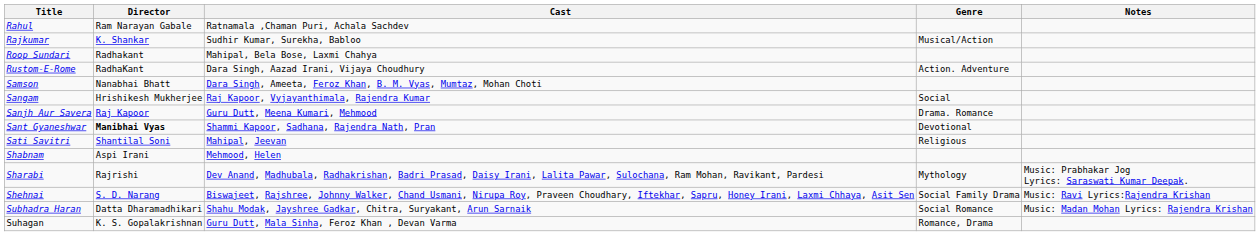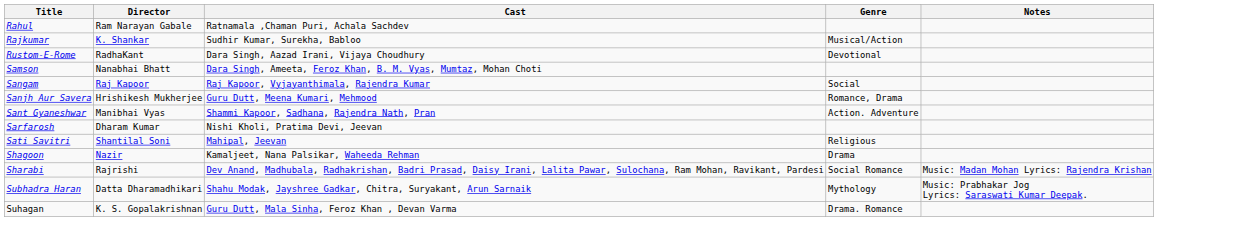- row: (38, 55)
(964, 69) Action. Adventure -> (855, 55) Devotional
(149, 98) Hrishikesh Mukherjee -> (122, 84) Raj Kapoor
(122, 112) Raj Kapoor -> (149, 98) Hrishikesh Mukherjee
(956, 112) Drama. Romance -> (865, 98) Romance, Drama
(130, 127) bold -> (130, 112) normal
(945, 127) Devotional -> (873, 112) Action. Adventure
+ row: (30, 127)
- row: (25, 156)
+ row: (25, 156)
(943, 175) Mythology -> (865, 170) Social Romance
(1106, 175) Music: Prabhakar Jog Lyrics: Saraswati Kumar Deepak. -> (1037, 170) Music: Madan Mohan Lyrics: Rajendra Krishan
- row: (25, 195)
(956, 209) Social Romance -> (852, 190) Mythology
(1138, 209) Music: Madan Mohan Lyrics: Rajendra Krishan -> (1005, 190) Music: Prabhakar Jog Lyrics: Saraswati Kumar Deepak.
(956, 223) Romance, Drama -> (865, 209) Drama. Romance
